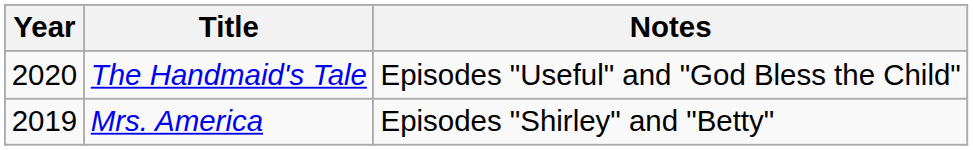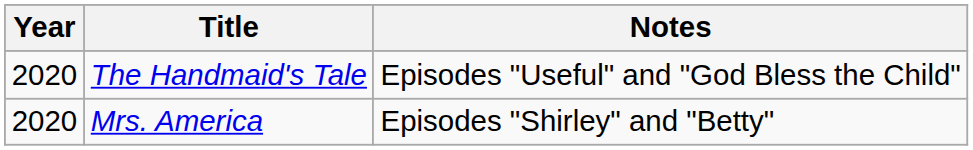(44, 121) 2019 -> (44, 121) 2020
